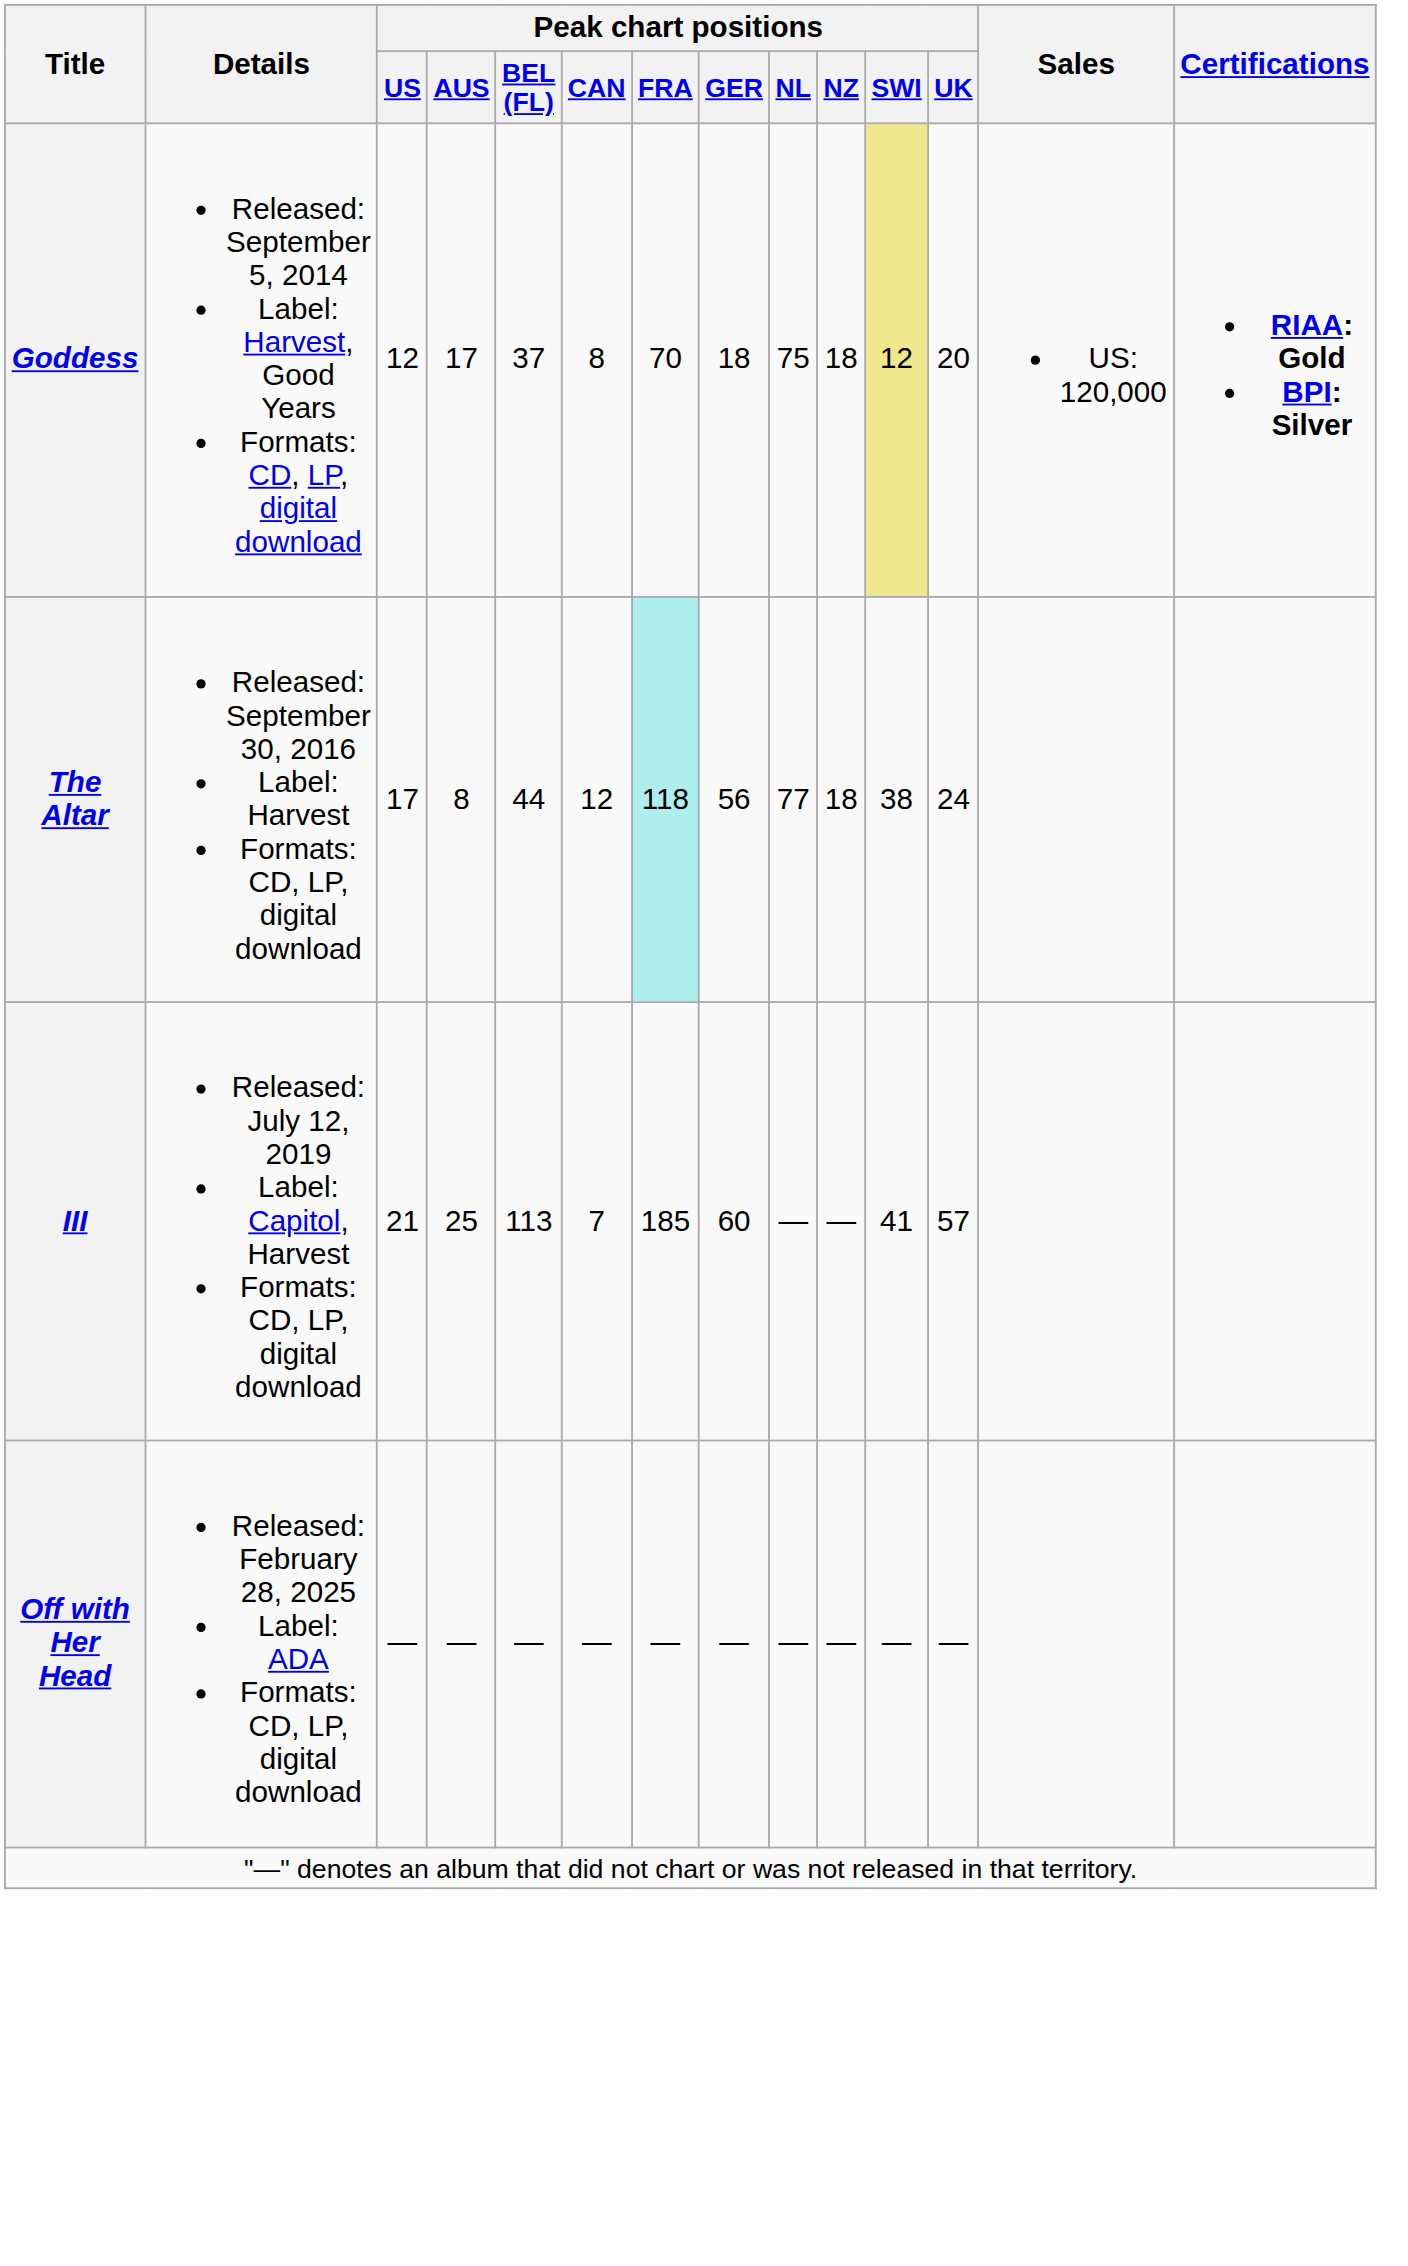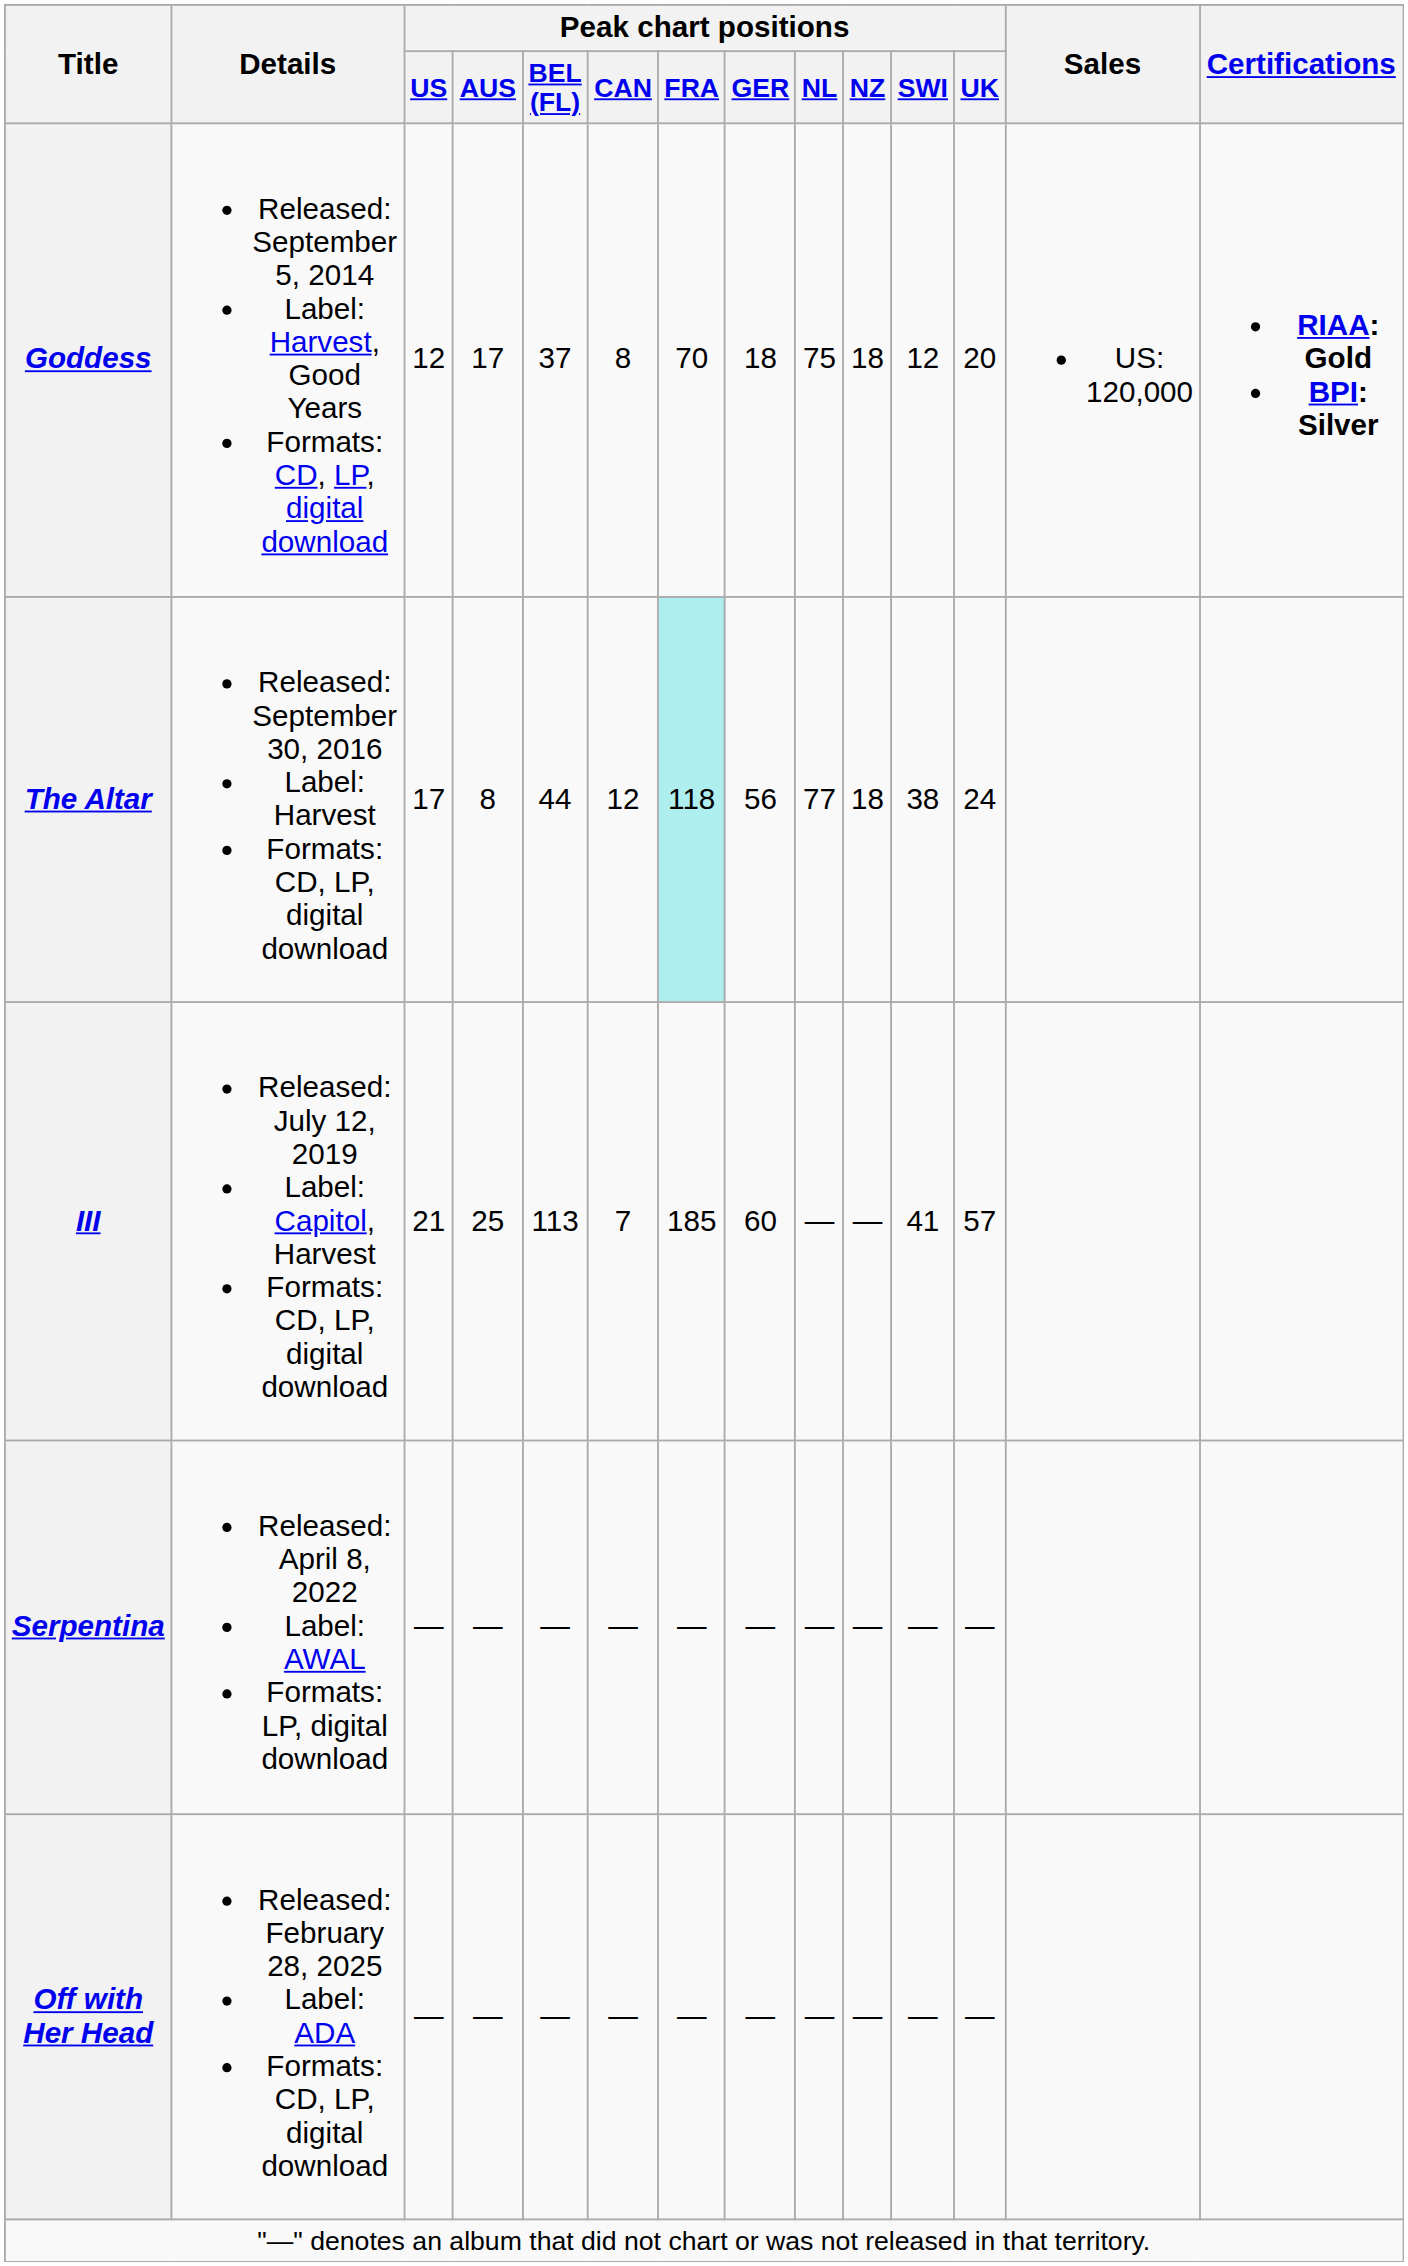(897, 359) khaki background -> (923, 359) no background
+ row: (88, 1626)
